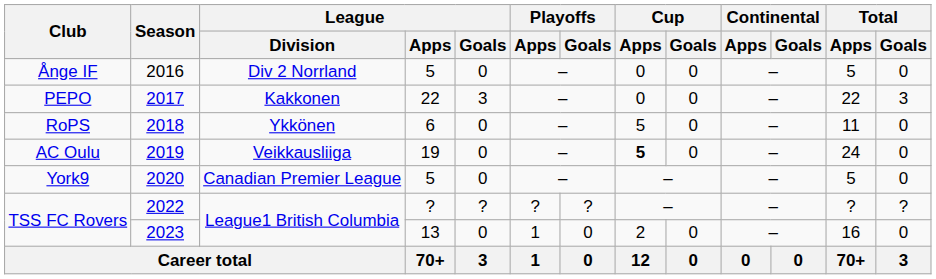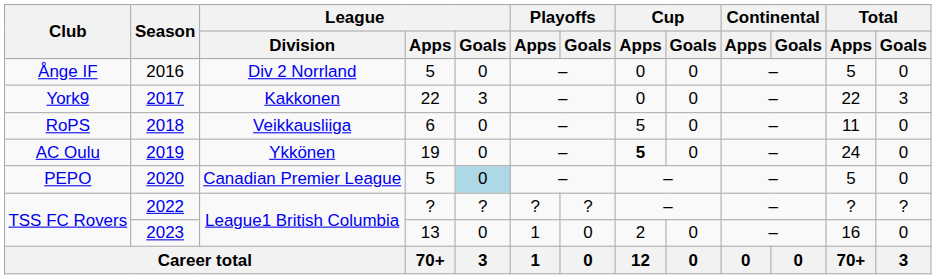(68, 98) PEPO -> (68, 98) York9
(302, 125) Ykkönen -> (302, 125) Veikkausliiga
(302, 152) Veikkausliiga -> (302, 152) Ykkönen
(68, 179) York9 -> (68, 179) PEPO
(483, 179) no background -> (483, 179) lightblue background
